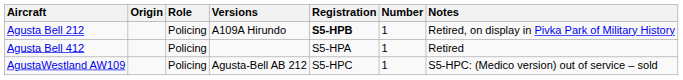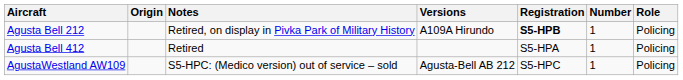columns swapped: (180, 13) <-> (444, 13)
